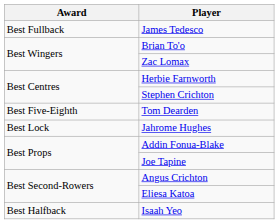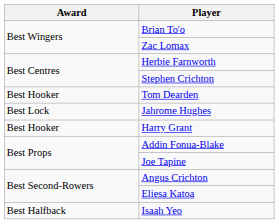- row: (172, 29)
(42, 111) Best Five-Eighth -> (33, 95) Best Hooker
+ row: (167, 128)
